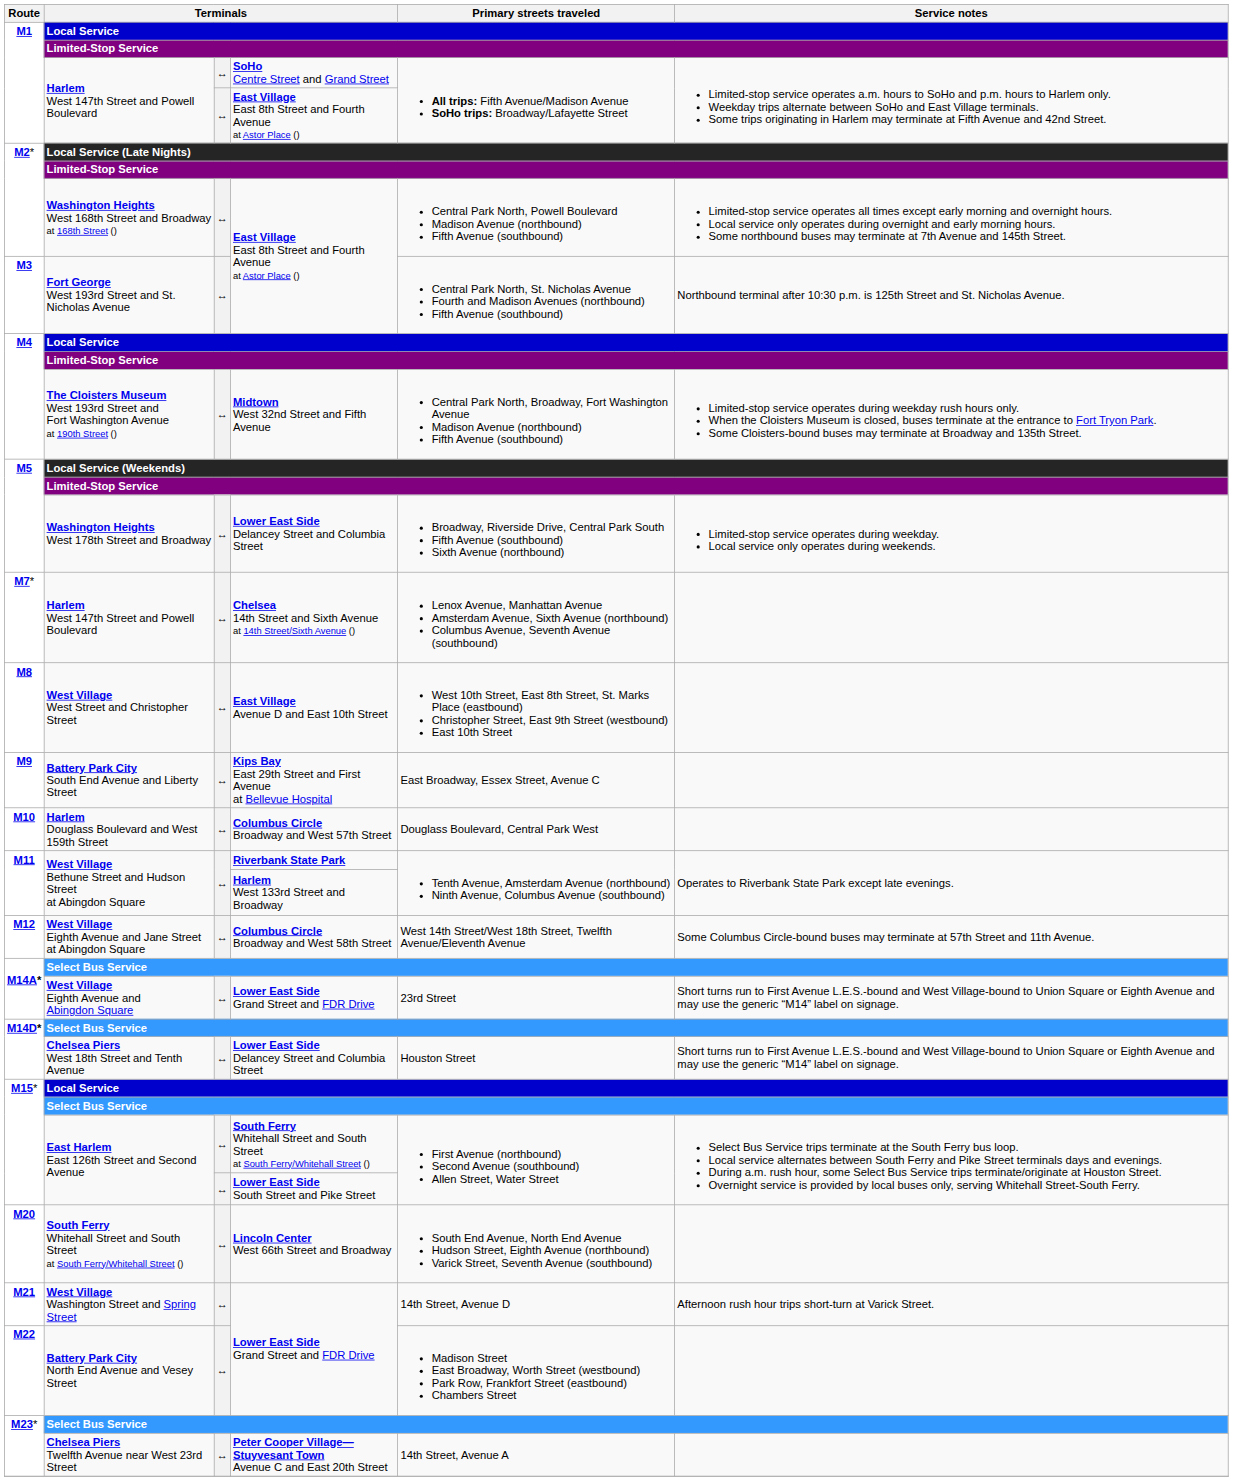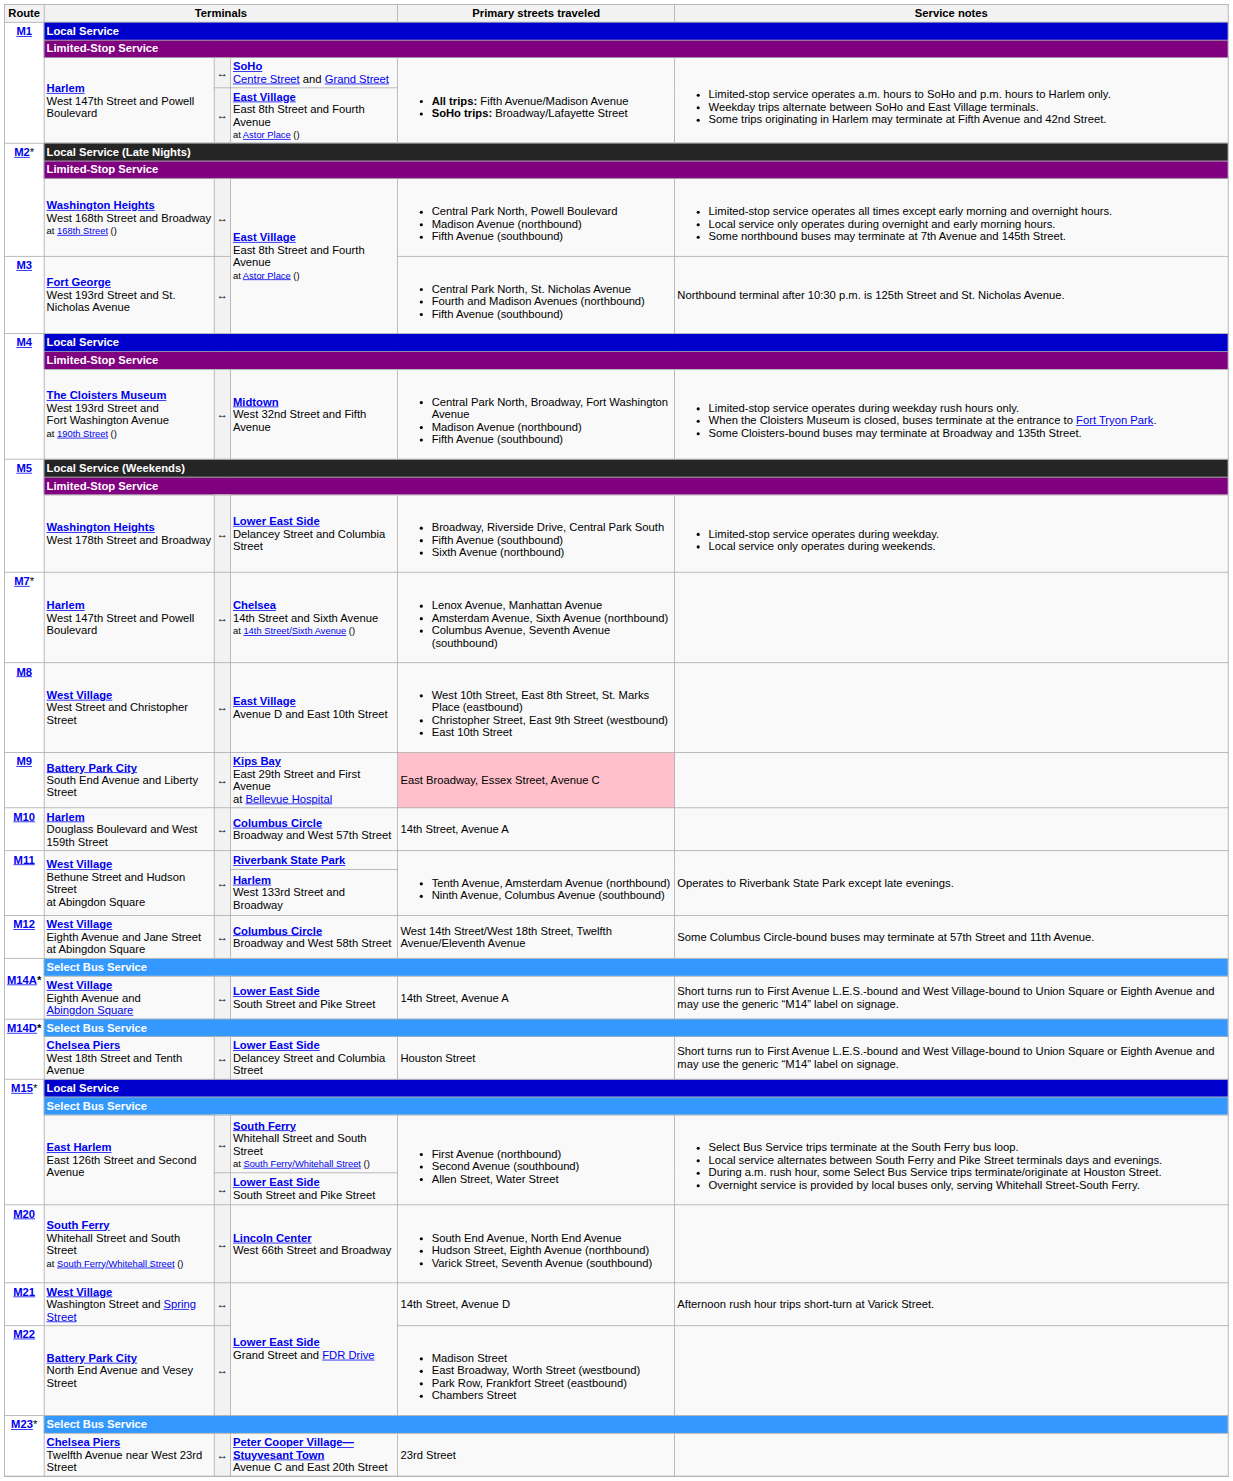(500, 781) no background -> (500, 781) pink background
(499, 830) Douglass Boulevard, Central Park West -> (455, 830) 14th Street, Avenue A
(304, 998) Lower East Side Grand Street and FDR Drive -> (304, 998) Lower East Side South Street and Pike Street
(428, 998) 23rd Street -> (455, 998) 14th Street, Avenue A
(455, 1455) 14th Street, Avenue A -> (428, 1455) 23rd Street
